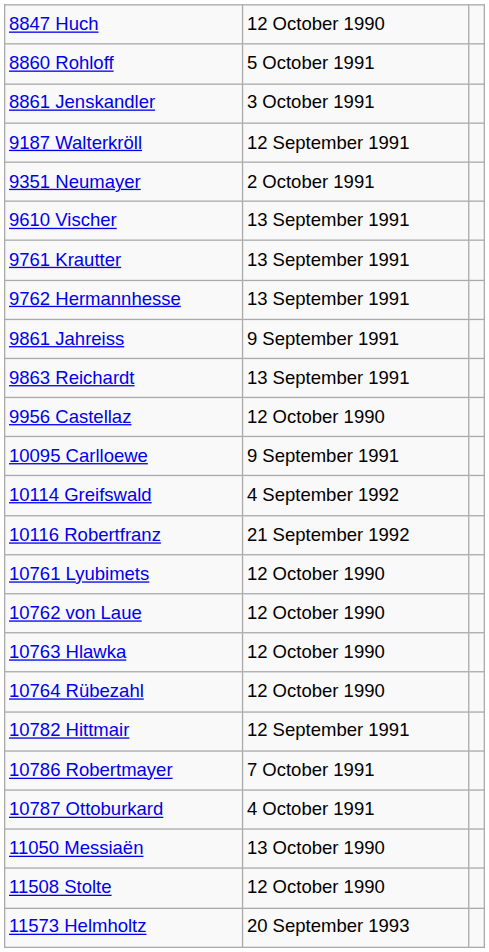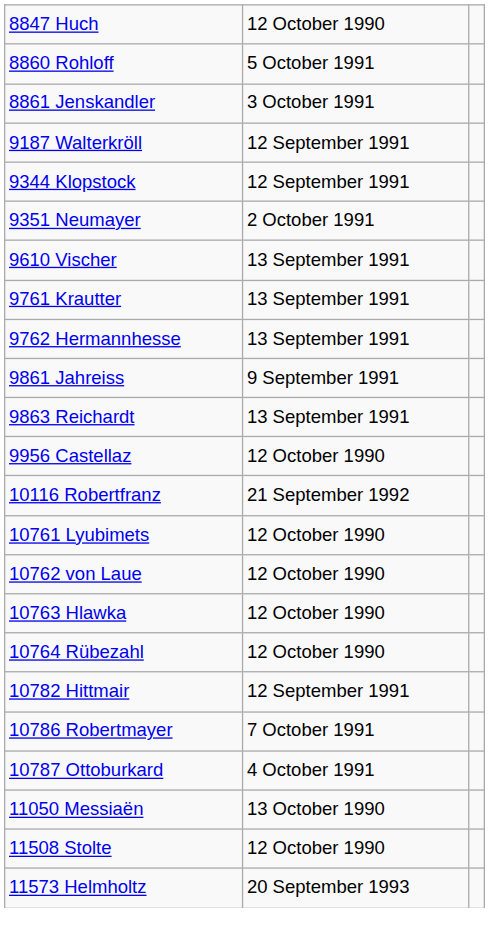+ row: (72, 181)
- row: (78, 455)
- row: (80, 495)
